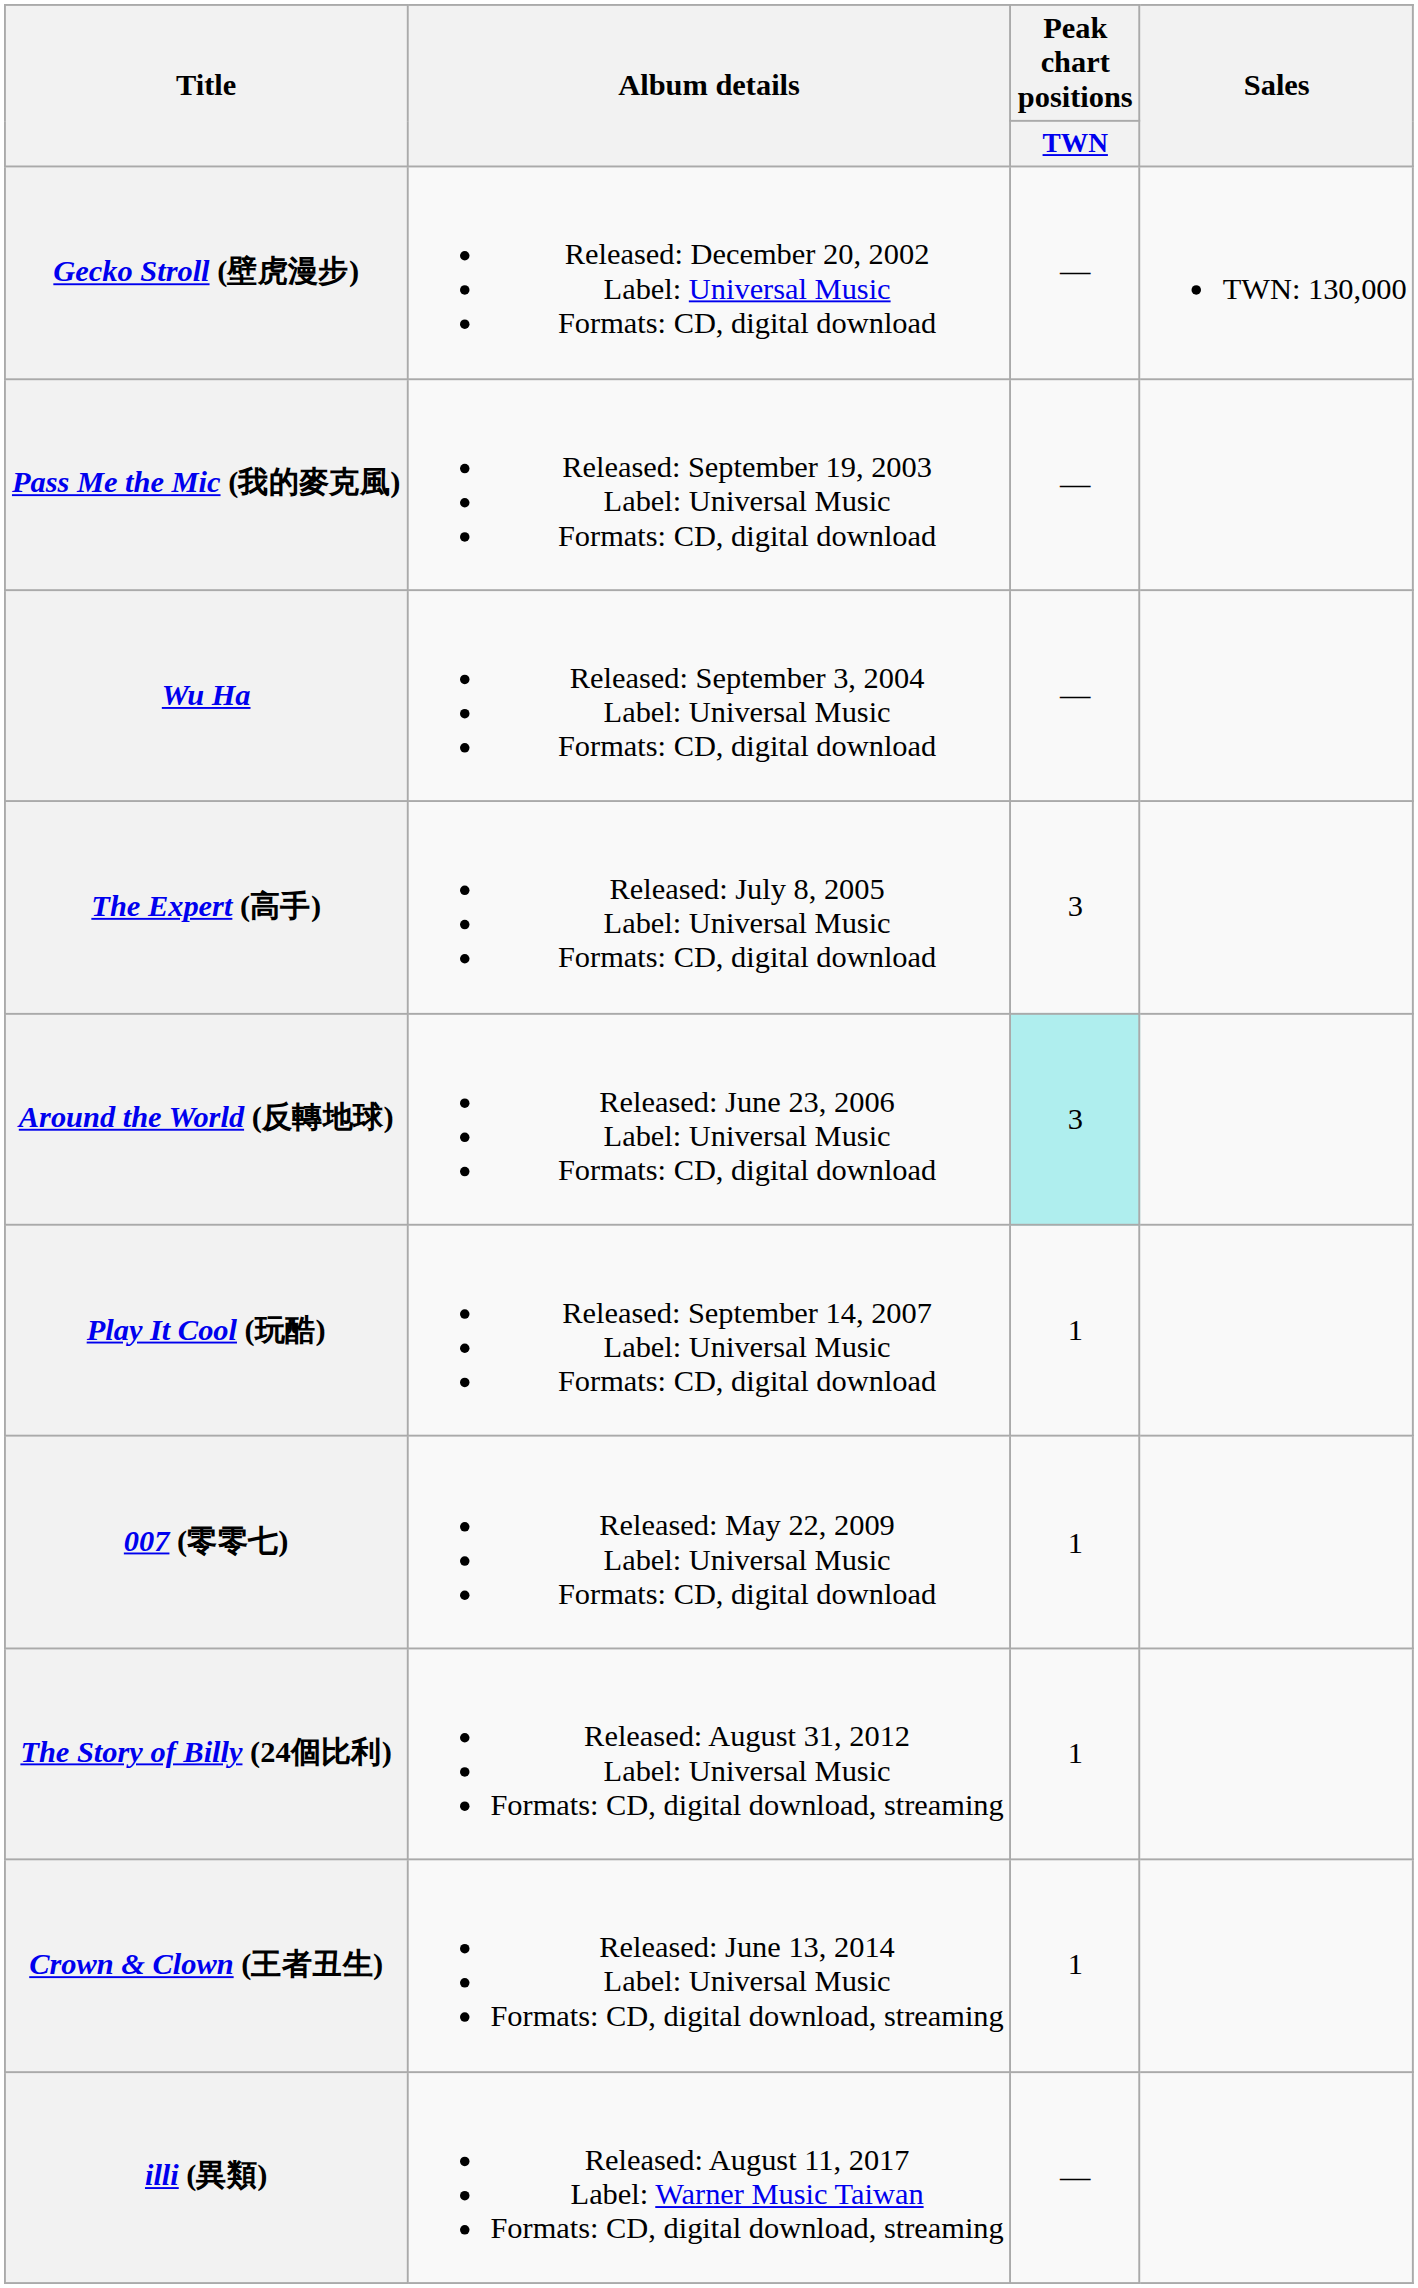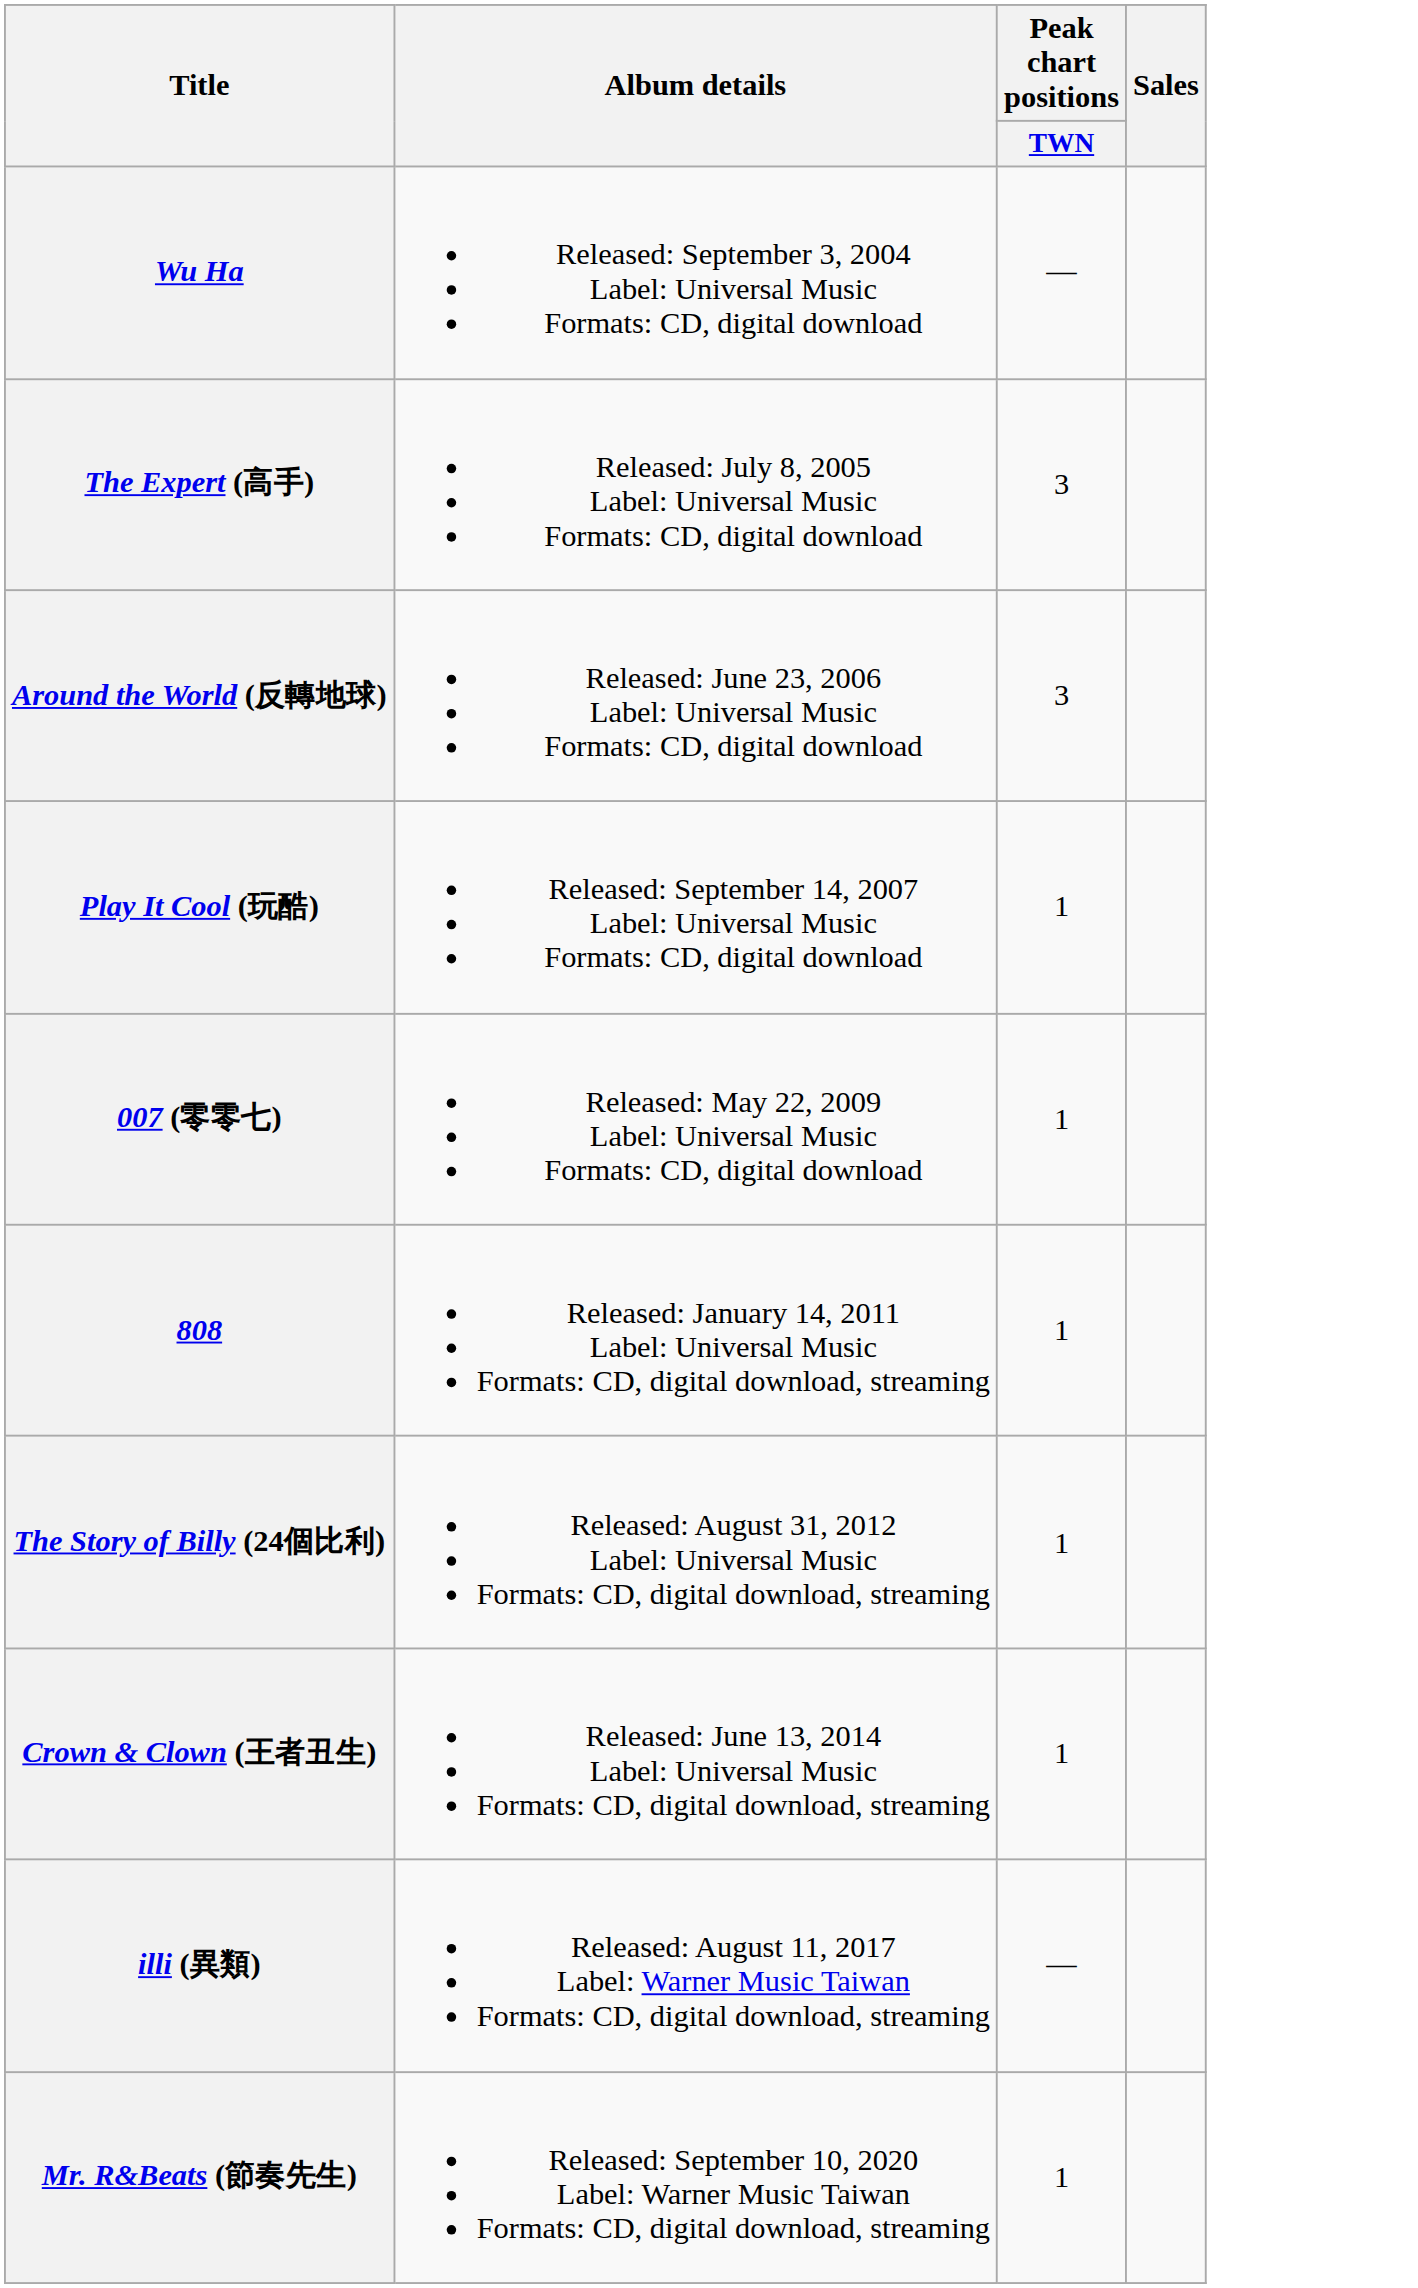- row: (206, 271)
- row: (206, 482)
(1075, 1118) paleturquoise background -> (1062, 695) no background
+ row: (199, 1330)
+ row: (199, 2175)
